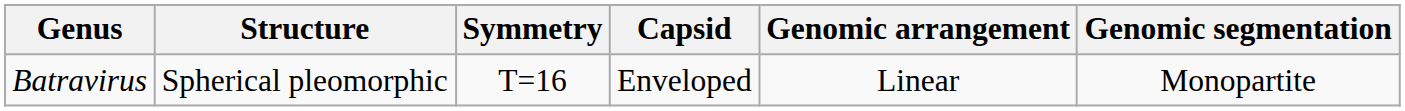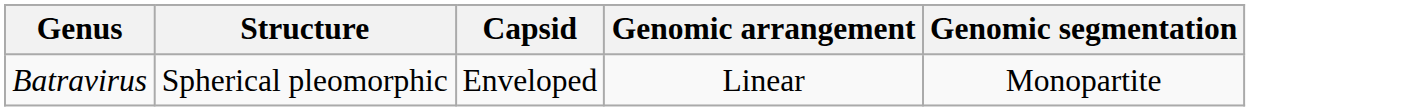- column: (532, 29)
